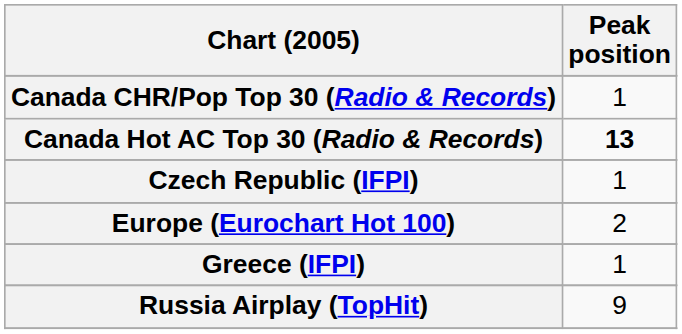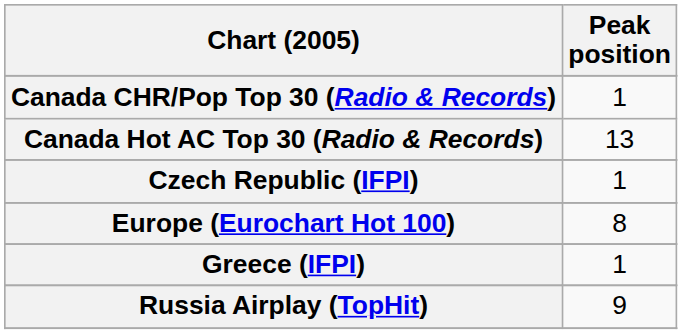(620, 138) bold -> (620, 138) normal
(620, 222) 2 -> (620, 222) 8
